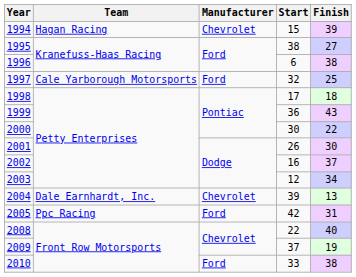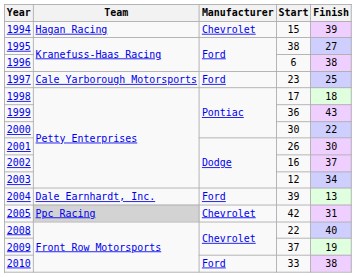(293, 79) 32 -> (293, 79) 23
(229, 196) Chevrolet -> (214, 196) Ford
(65, 213) no background -> (65, 213) lightgrey background
(214, 213) Ford -> (229, 213) Chevrolet
